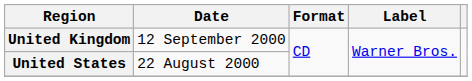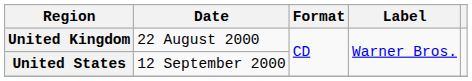(212, 40) 12 September 2000 -> (198, 40) 22 August 2000
(198, 64) 22 August 2000 -> (212, 64) 12 September 2000
